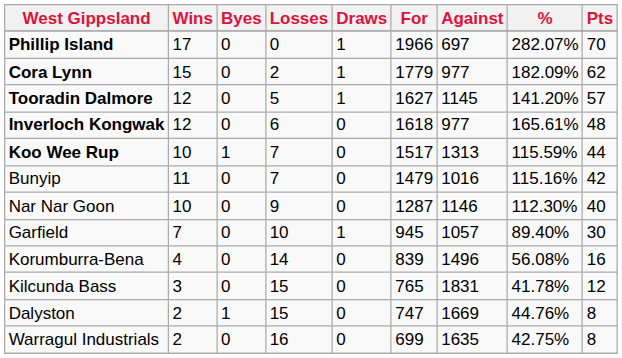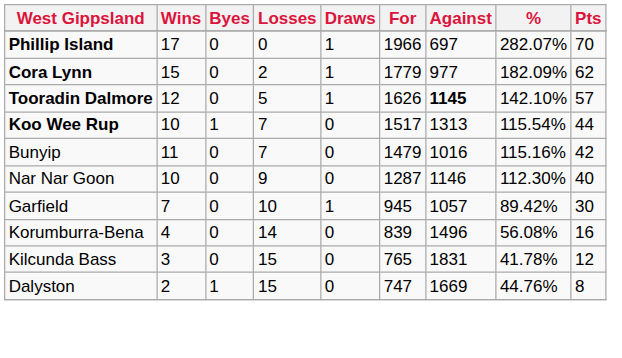(414, 98) 1627 -> (403, 98) 1626
(459, 98) normal -> (448, 98) bold
(545, 98) 141.20% -> (533, 98) 142.10%
- row: (87, 125)
(544, 152) 115.59% -> (533, 125) 115.54%
(540, 232) 89.40% -> (529, 205) 89.42%
- row: (84, 339)
